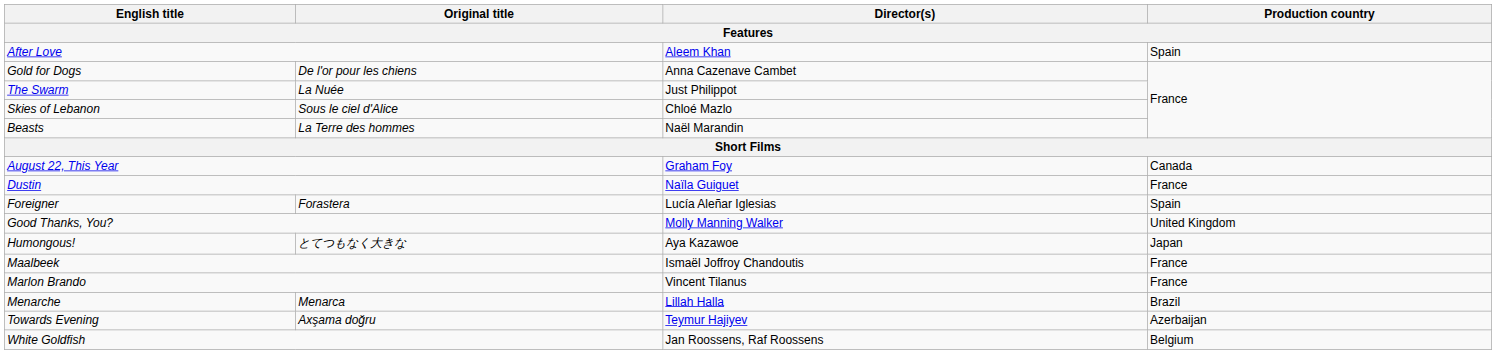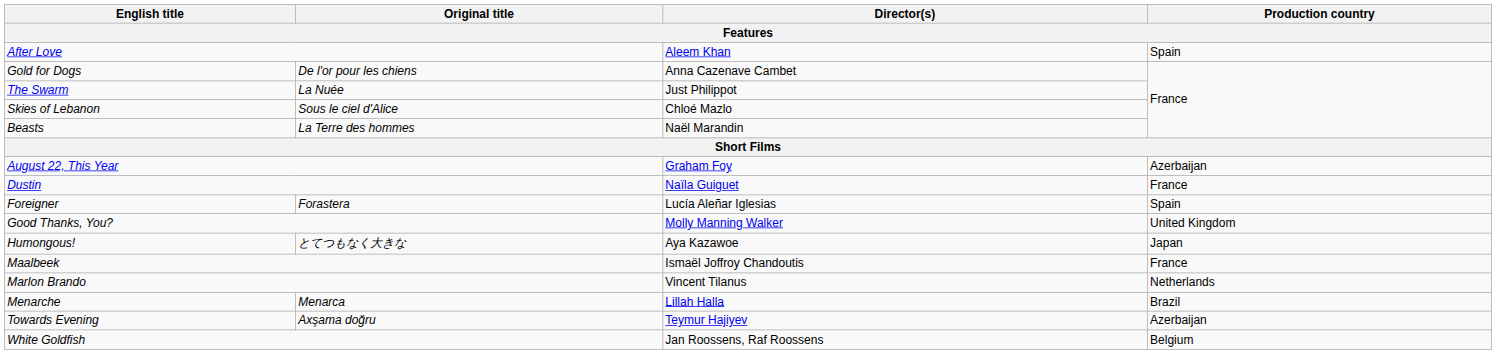(1171, 166) Canada -> (1178, 166) Azerbaijan
(1169, 282) France -> (1182, 282) Netherlands
